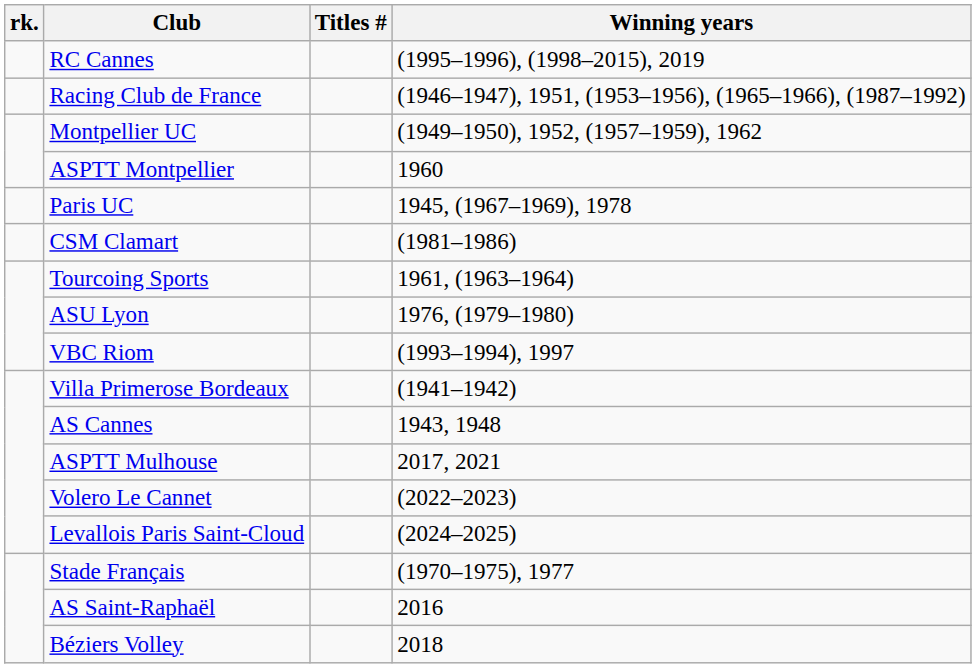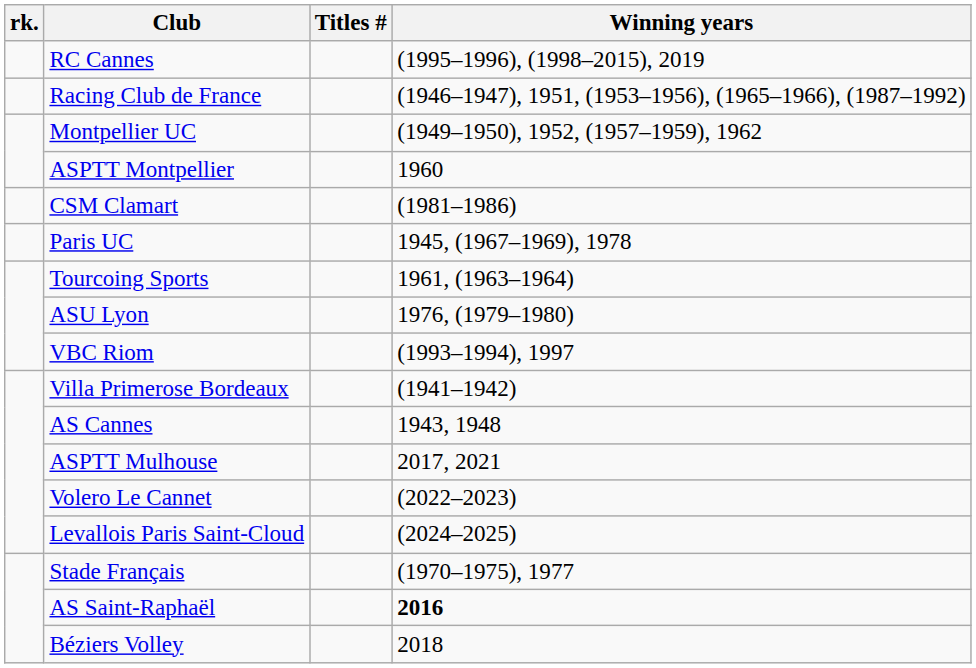rows swapped: (114, 242) <-> (91, 205)
(420, 607) normal -> (420, 607) bold
